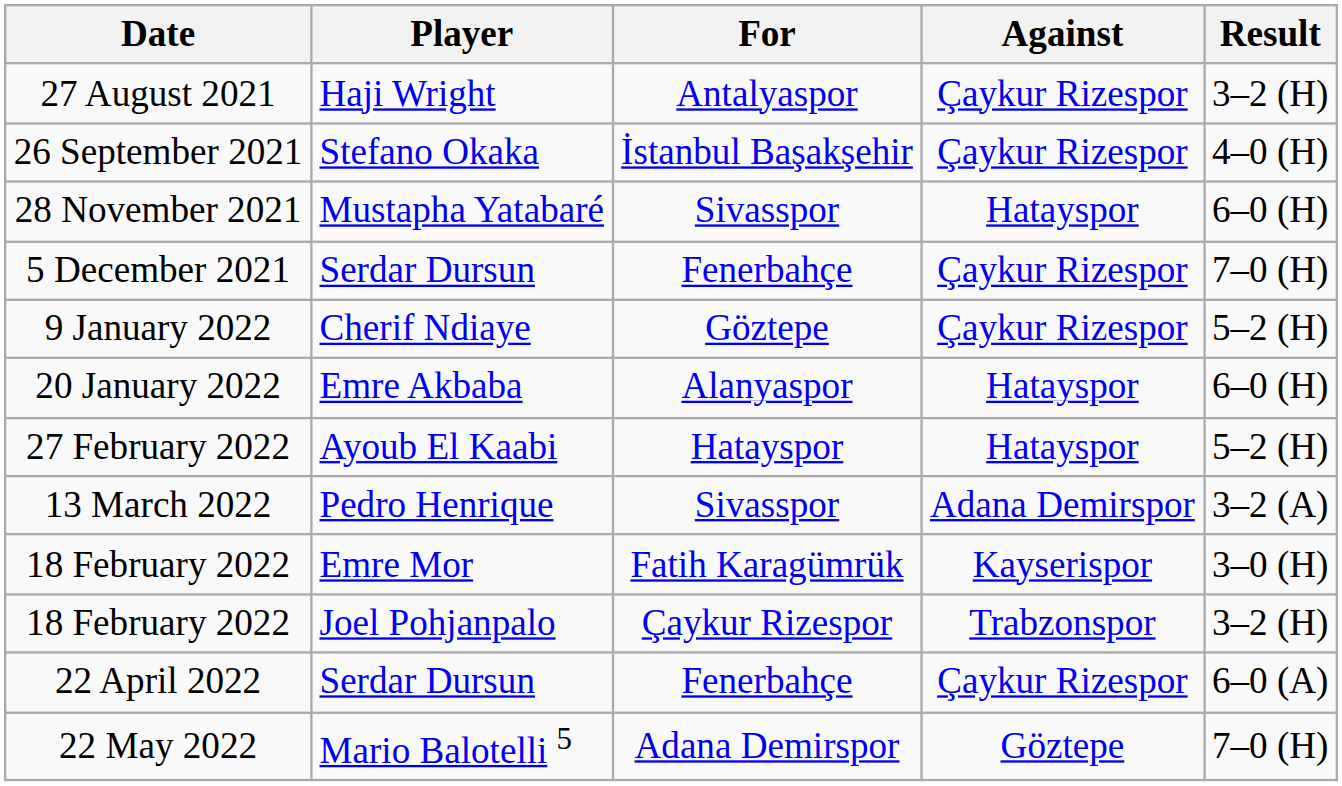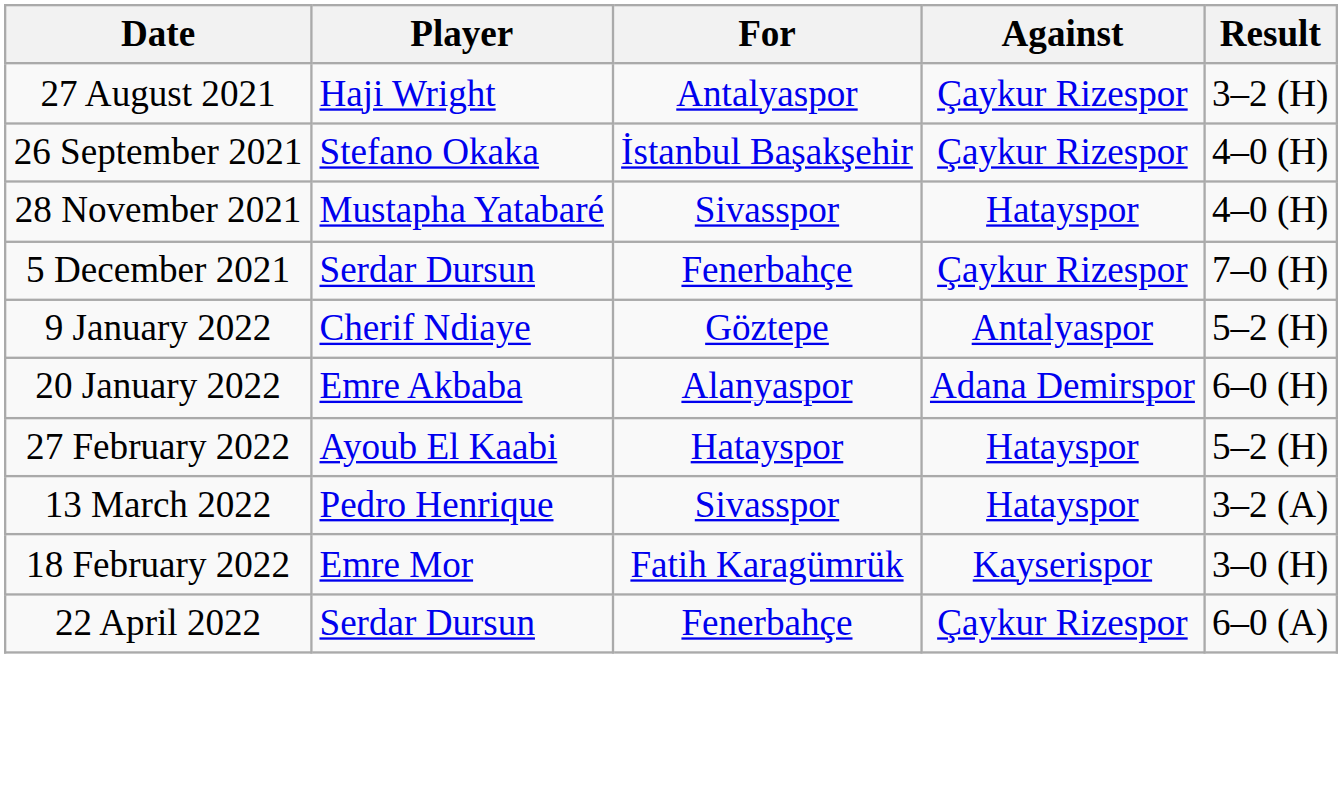(1270, 210) 6–0 (H) -> (1270, 210) 4–0 (H)
(1062, 328) Çaykur Rizespor -> (1062, 328) Antalyaspor
(1062, 387) Hatayspor -> (1062, 387) Adana Demirspor
(1062, 504) Adana Demirspor -> (1062, 504) Hatayspor
- row: (158, 622)
- row: (158, 745)
